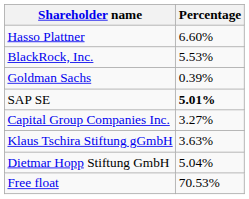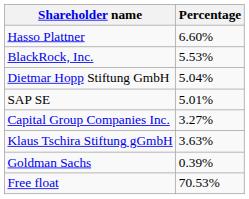rows swapped: (88, 162) <-> (49, 78)
(197, 99) bold -> (196, 99) normal
